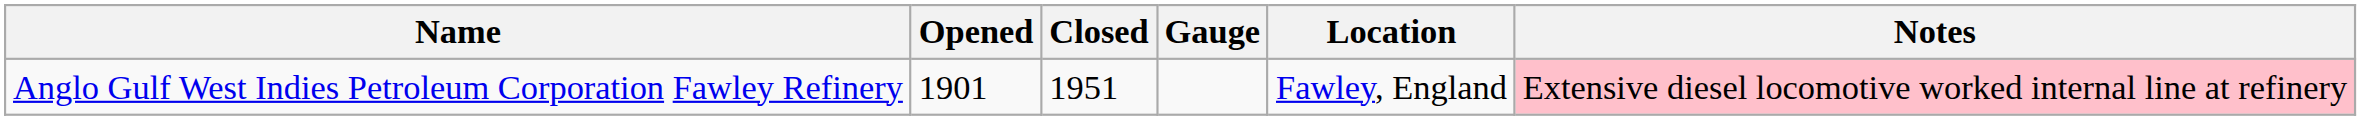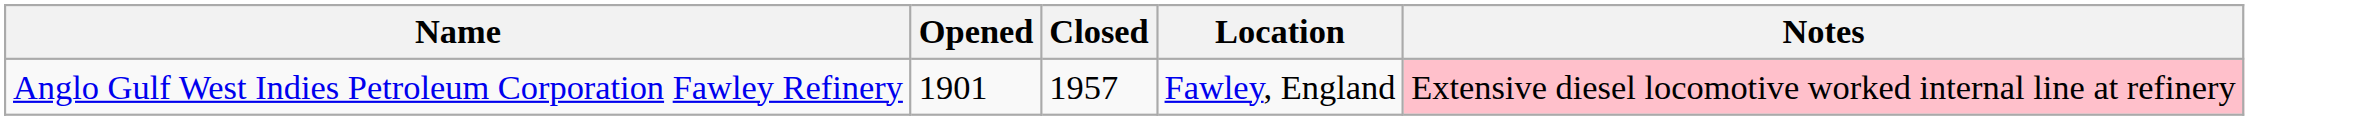- column: (1212, 31)
(1084, 86) 1951 -> (1084, 86) 1957
